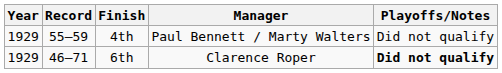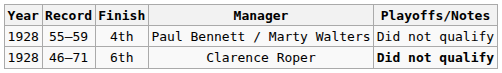(23, 36) 1929 -> (23, 36) 1928
(23, 57) 1929 -> (23, 57) 1928
